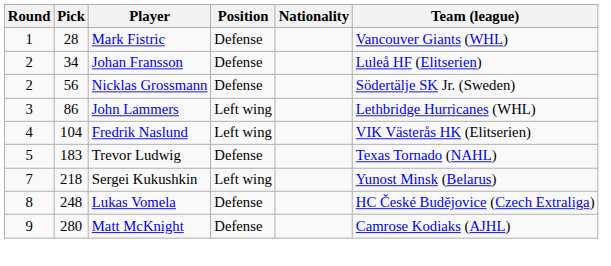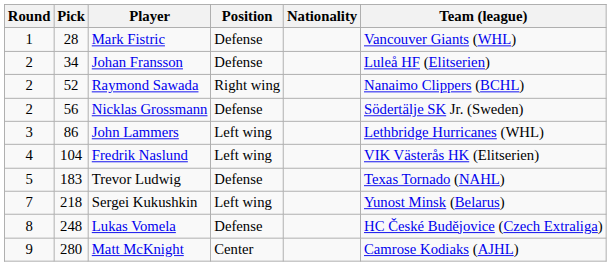+ row: (145, 86)
(238, 226) Defense -> (234, 249) Center
